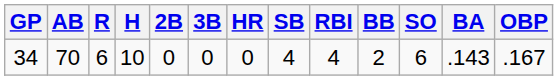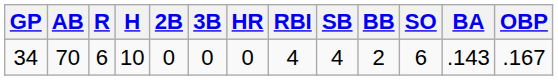columns swapped: (334, 22) <-> (289, 22)
